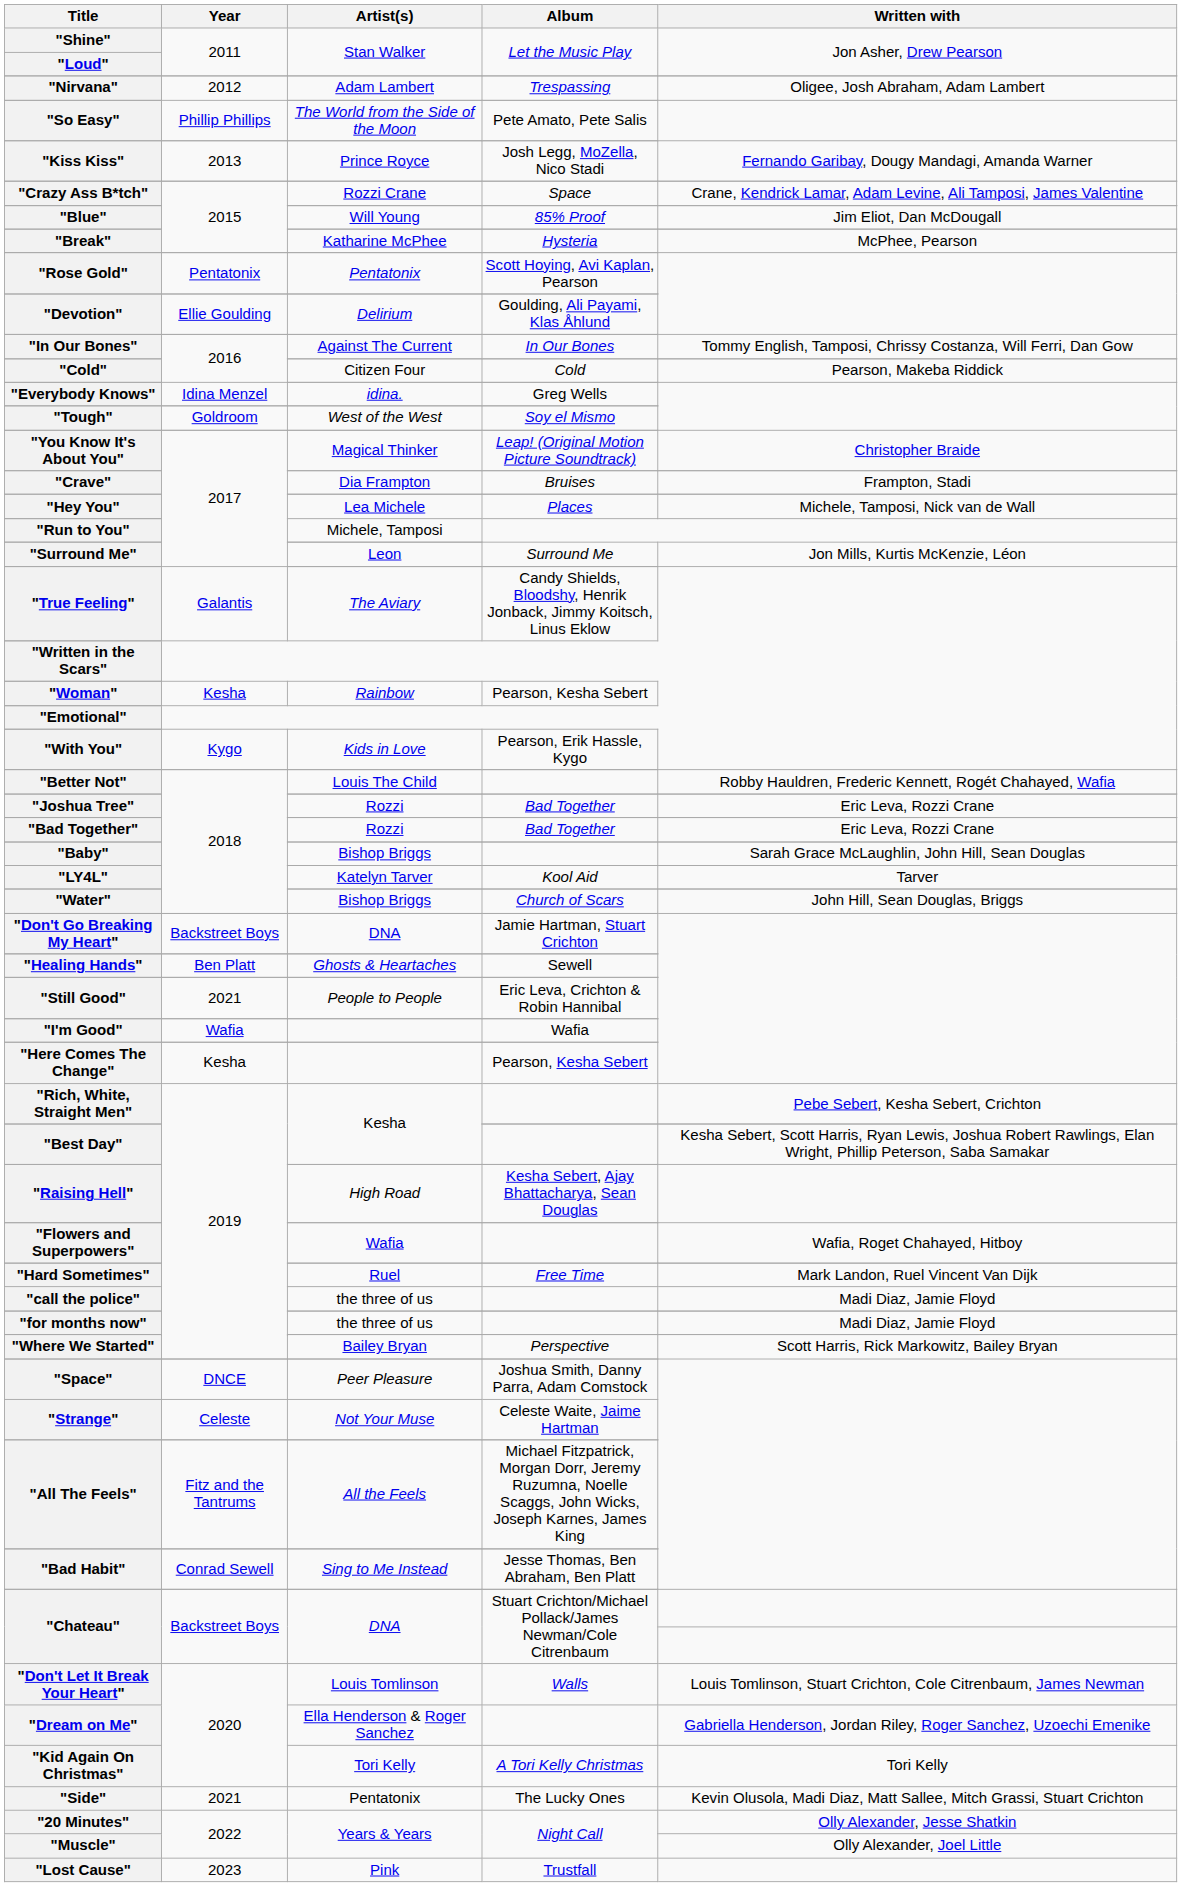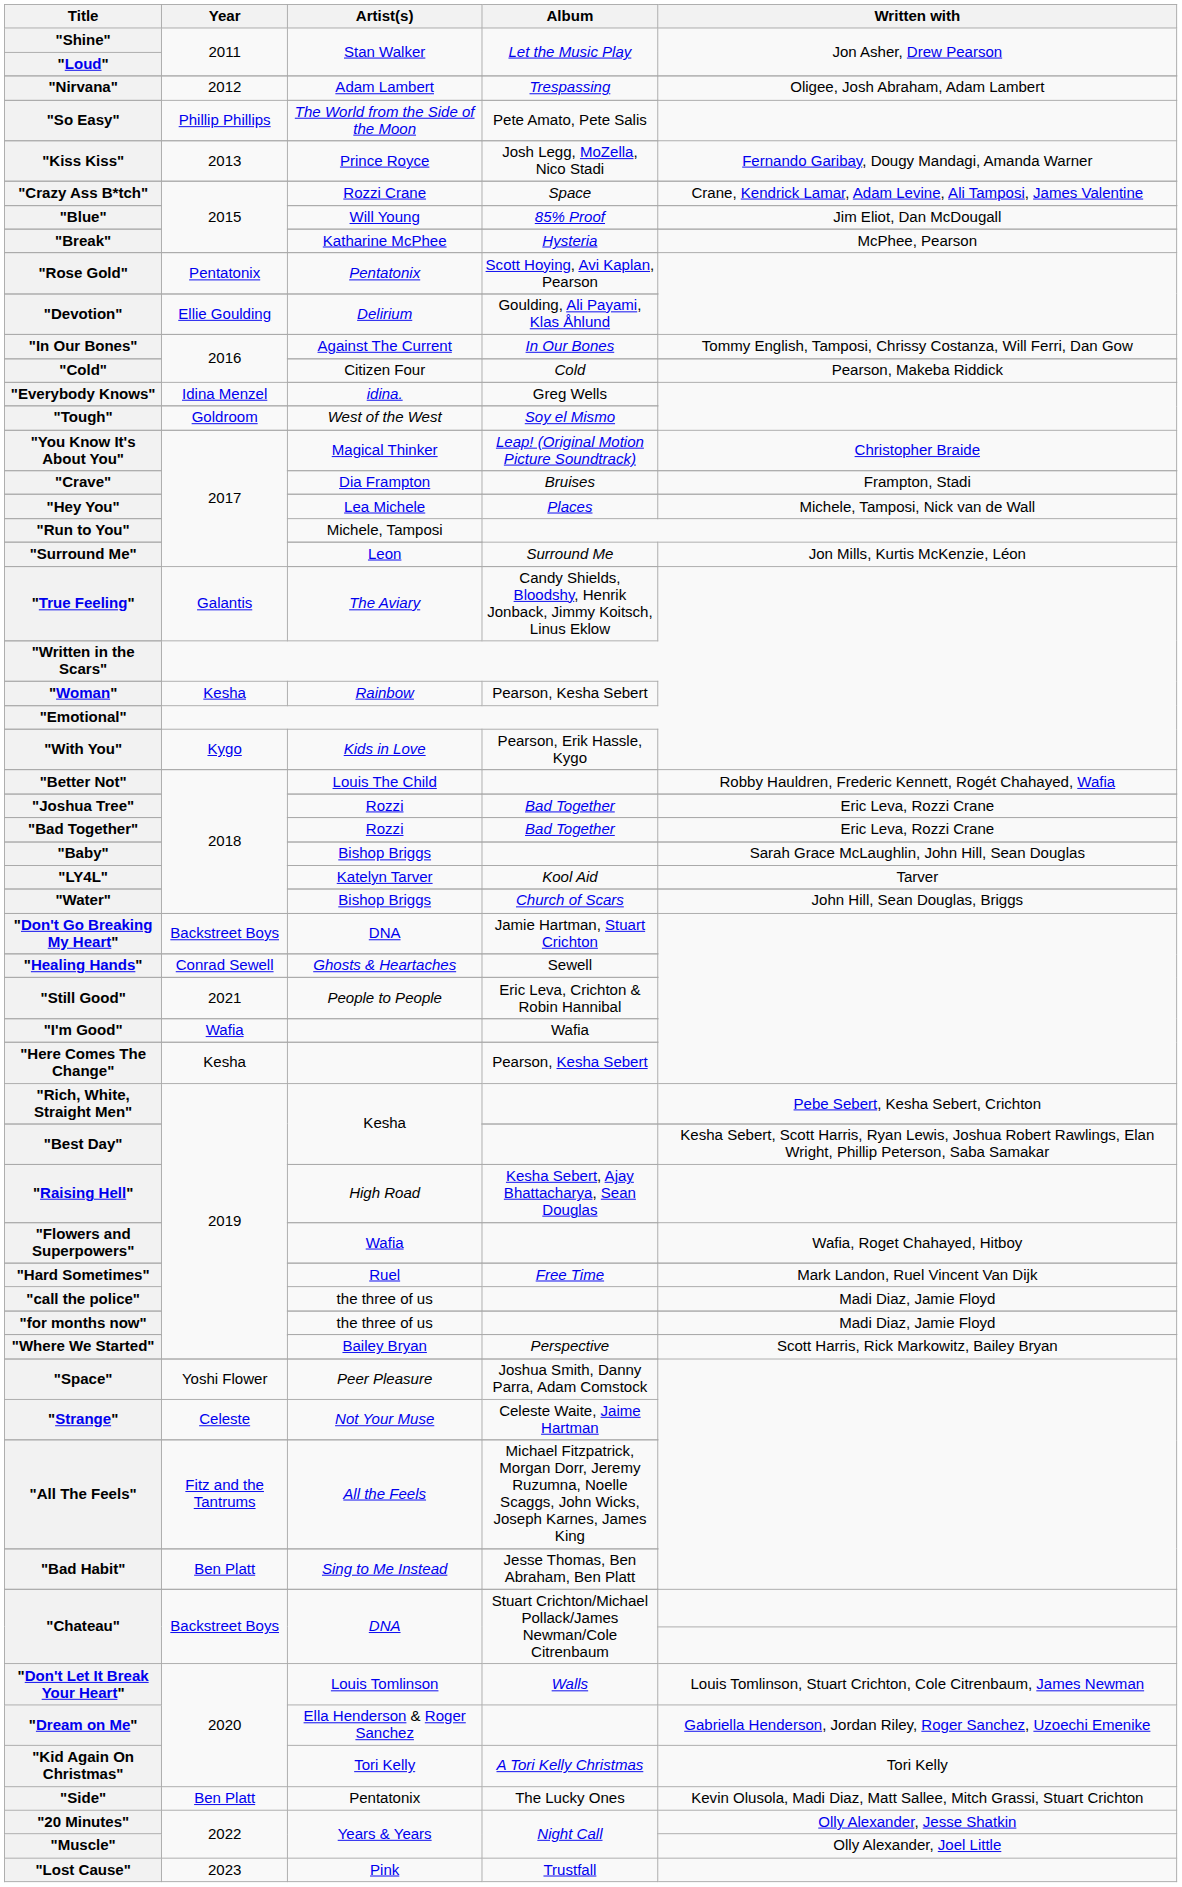(225, 965) Ben Platt -> (225, 965) Conrad Sewell
(225, 1378) DNCE -> (225, 1378) Yoshi Flower
(225, 1568) Conrad Sewell -> (225, 1568) Ben Platt
(225, 1798) 2021 -> (225, 1798) Ben Platt
